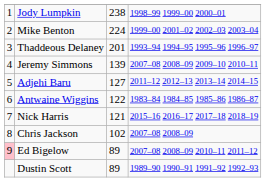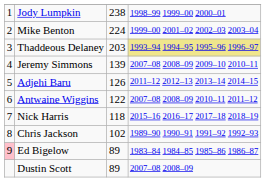(117, 47) 201 -> (117, 47) 203
(194, 47) no background -> (194, 47) khaki background
(117, 82) 127 -> (117, 82) 126
(194, 99) 1983–84 1984–85 1985–86 1986–87 -> (194, 99) 2007–08 2008–09 2010–11 2011–12
(117, 116) 121 -> (117, 116) 118
(161, 133) 2007–08 2008–09 -> (194, 133) 1989–90 1990–91 1991–92 1992–93
(194, 151) 2007–08 2008–09 2010–11 2011–12 -> (194, 151) 1983–84 1984–85 1985–86 1986–87
(194, 168) 1989–90 1990–91 1991–92 1992–93 -> (161, 168) 2007–08 2008–09
